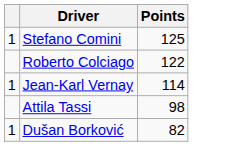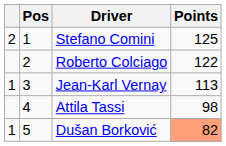+ column: (36, 16)
(12, 39) 1 -> (12, 39) 2
(173, 85) 114 -> (207, 85) 113
(177, 130) no background -> (210, 130) lightsalmon background
